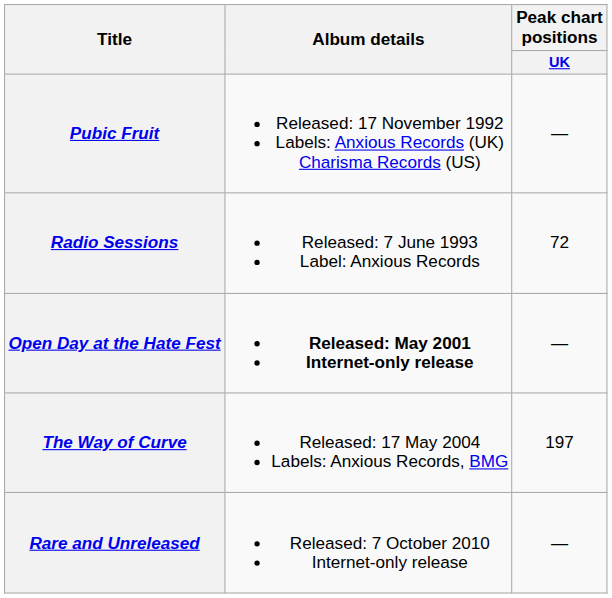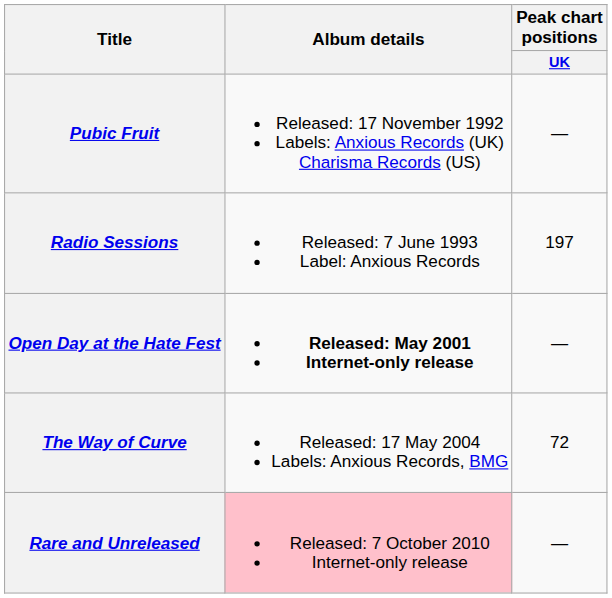(559, 242) 72 -> (559, 242) 197
(559, 442) 197 -> (559, 442) 72
(368, 552) no background -> (368, 552) pink background
